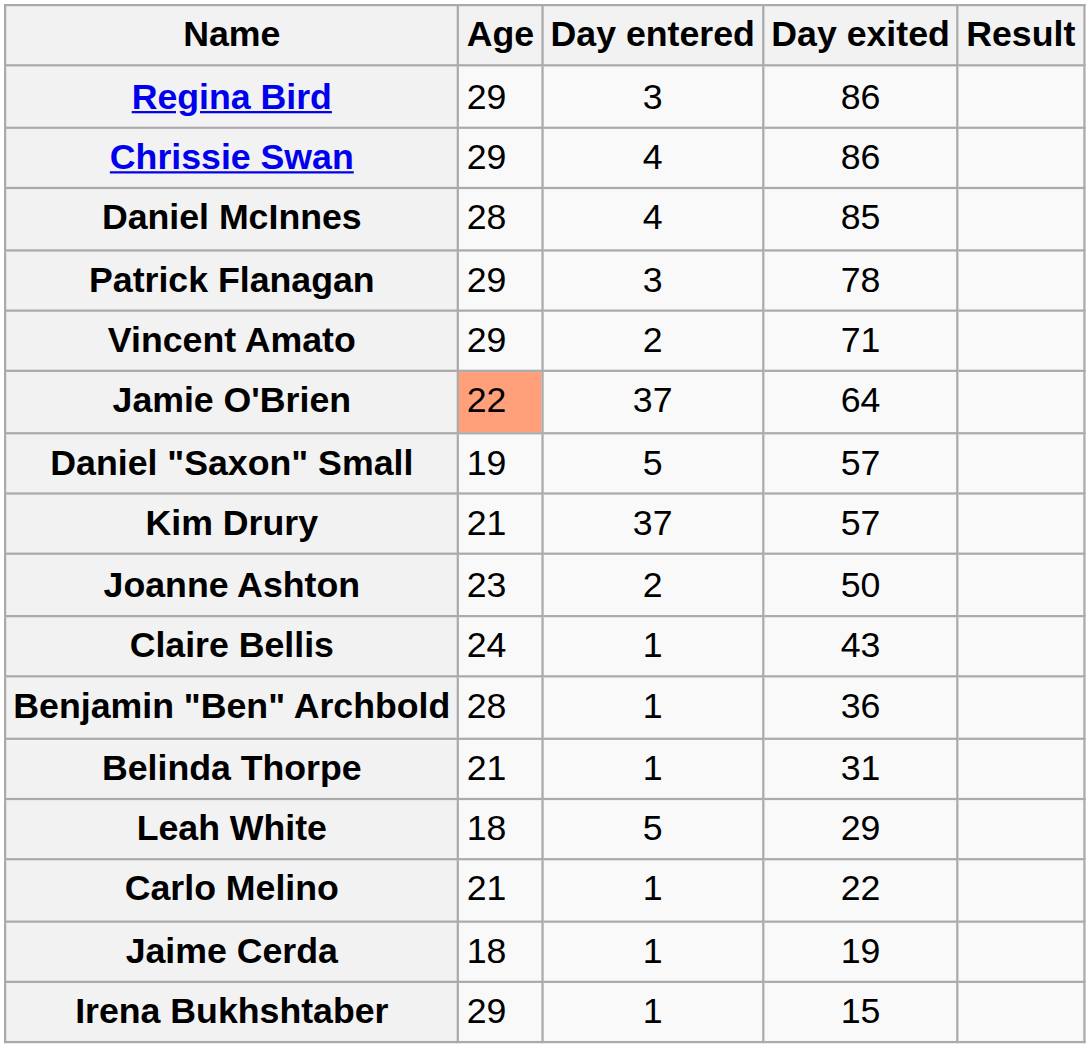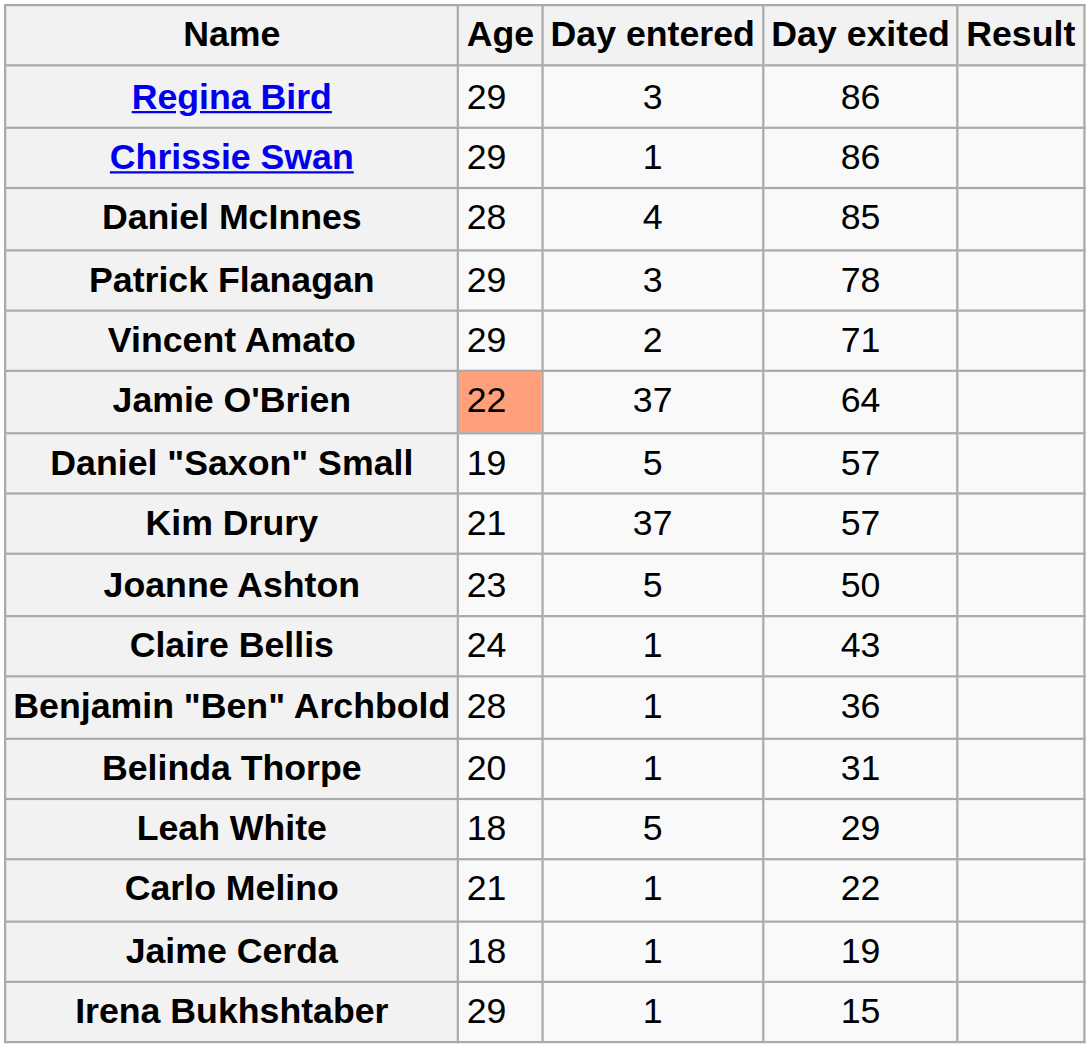(653, 157) 4 -> (653, 157) 1
(653, 584) 2 -> (653, 584) 5
(487, 767) 21 -> (487, 767) 20
